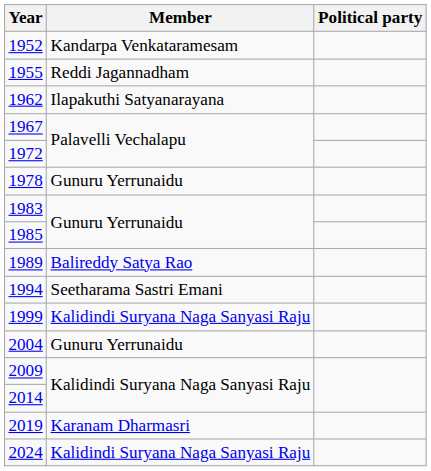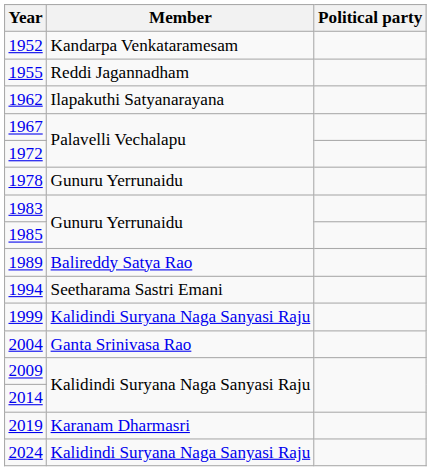(117, 343) Gunuru Yerrunaidu -> (121, 343) Ganta Srinivasa Rao
